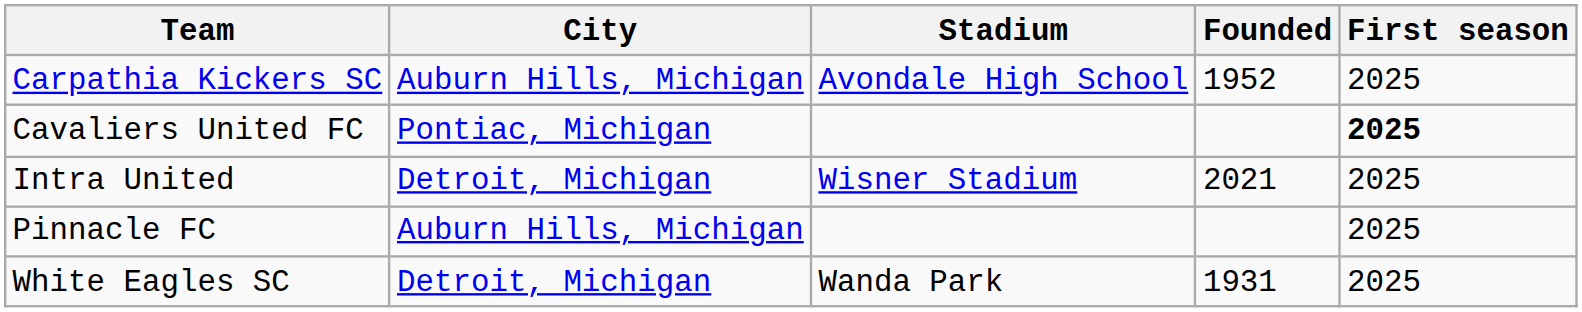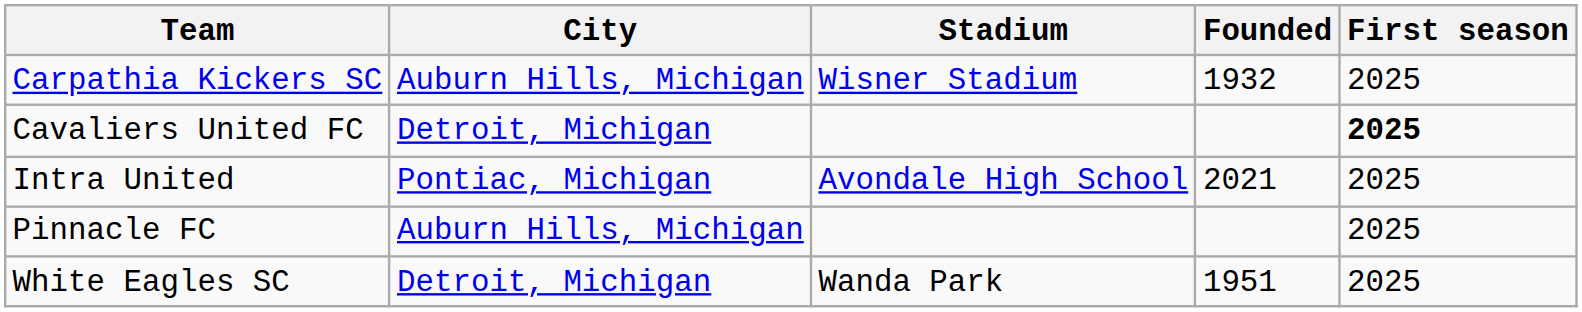(1003, 81) Avondale High School -> (948, 81) Wisner Stadium
(1240, 81) 1952 -> (1240, 81) 1932
(554, 131) Pontiac, Michigan -> (554, 131) Detroit, Michigan
(554, 181) Detroit, Michigan -> (554, 181) Pontiac, Michigan
(948, 181) Wisner Stadium -> (1003, 181) Avondale High School
(1240, 281) 1931 -> (1240, 281) 1951
